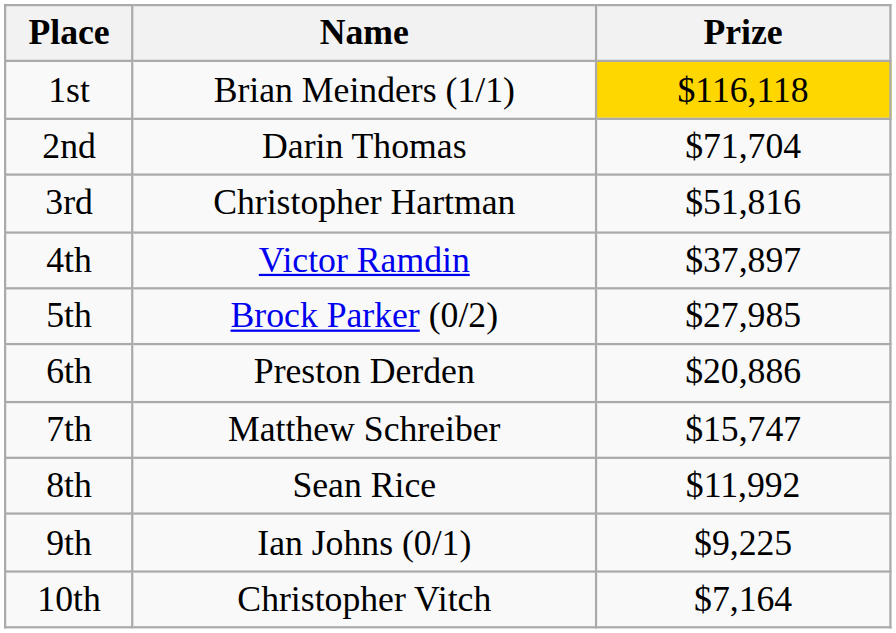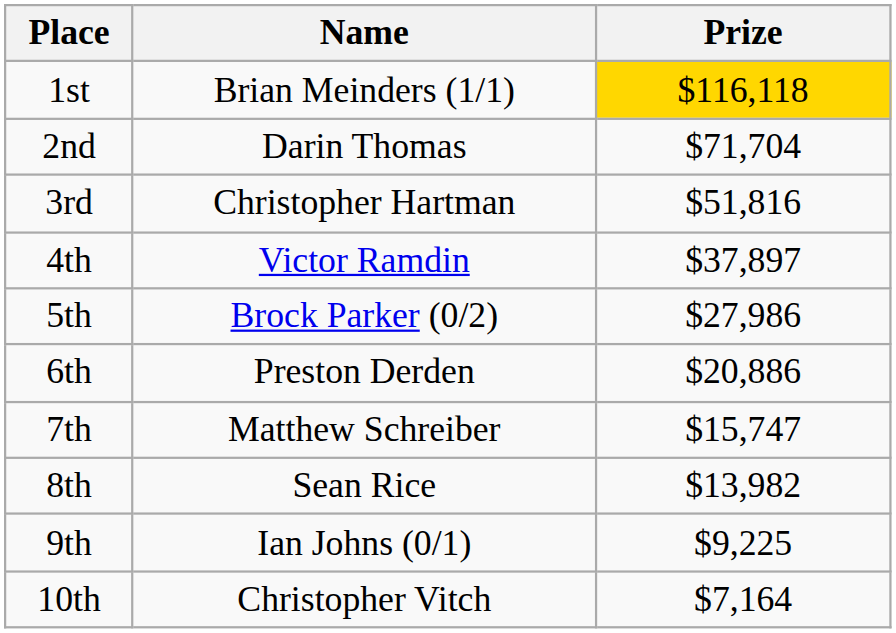(743, 315) $27,985 -> (743, 315) $27,986
(743, 485) $11,992 -> (743, 485) $13,982
